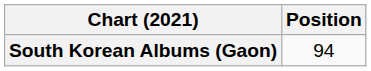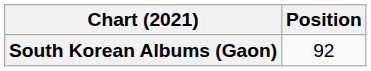(324, 50) 94 -> (324, 50) 92
